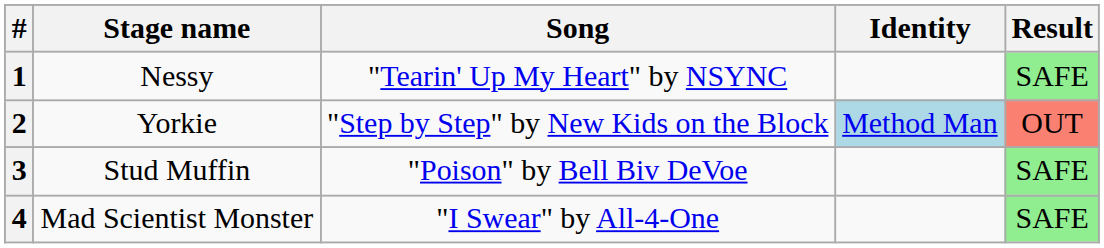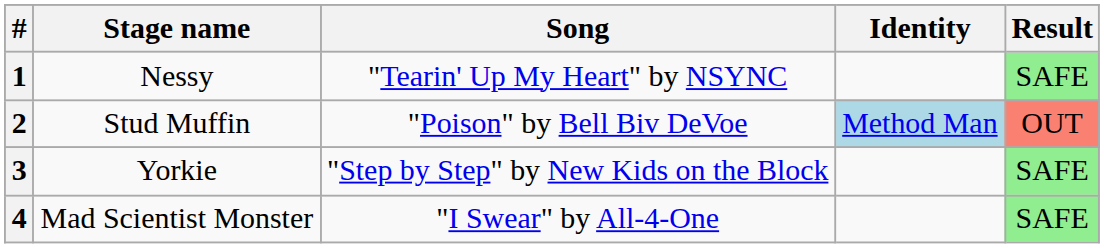(177, 123) Yorkie -> (177, 123) Stud Muffin
(578, 123) "Step by Step" by New Kids on the Block -> (578, 123) "Poison" by Bell Biv DeVoe
(177, 170) Stud Muffin -> (177, 170) Yorkie
(578, 170) "Poison" by Bell Biv DeVoe -> (578, 170) "Step by Step" by New Kids on the Block
